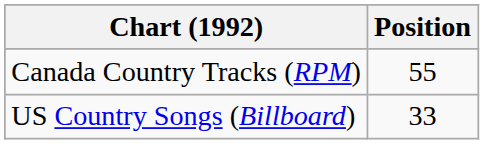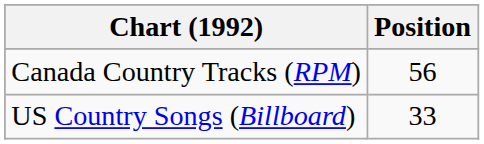(422, 71) 55 -> (422, 71) 56
